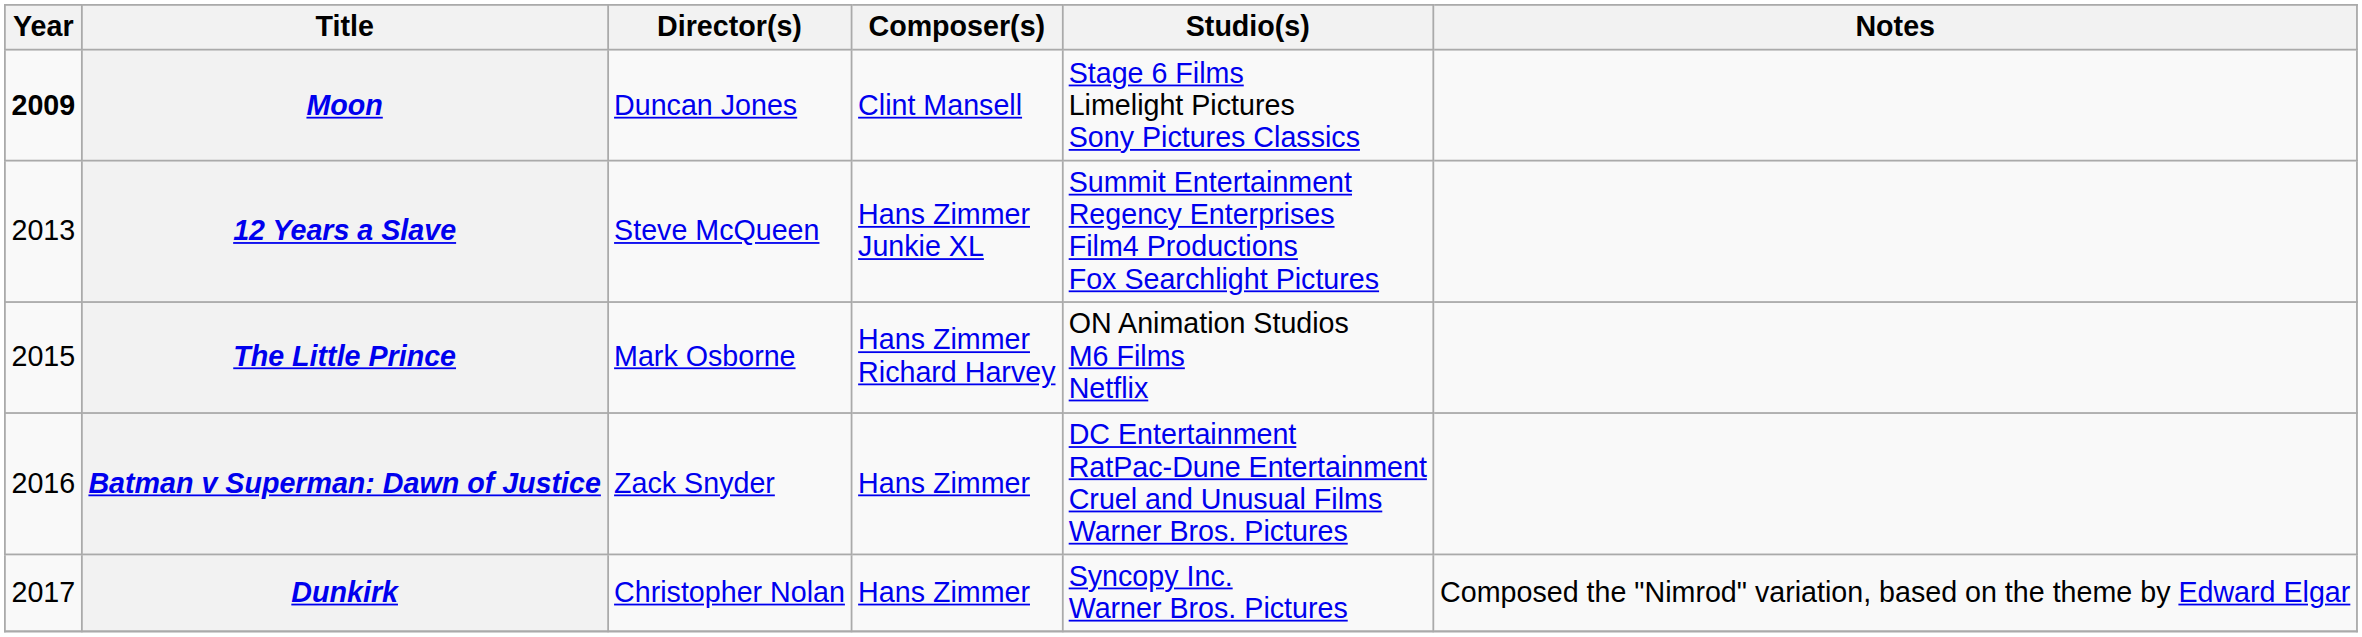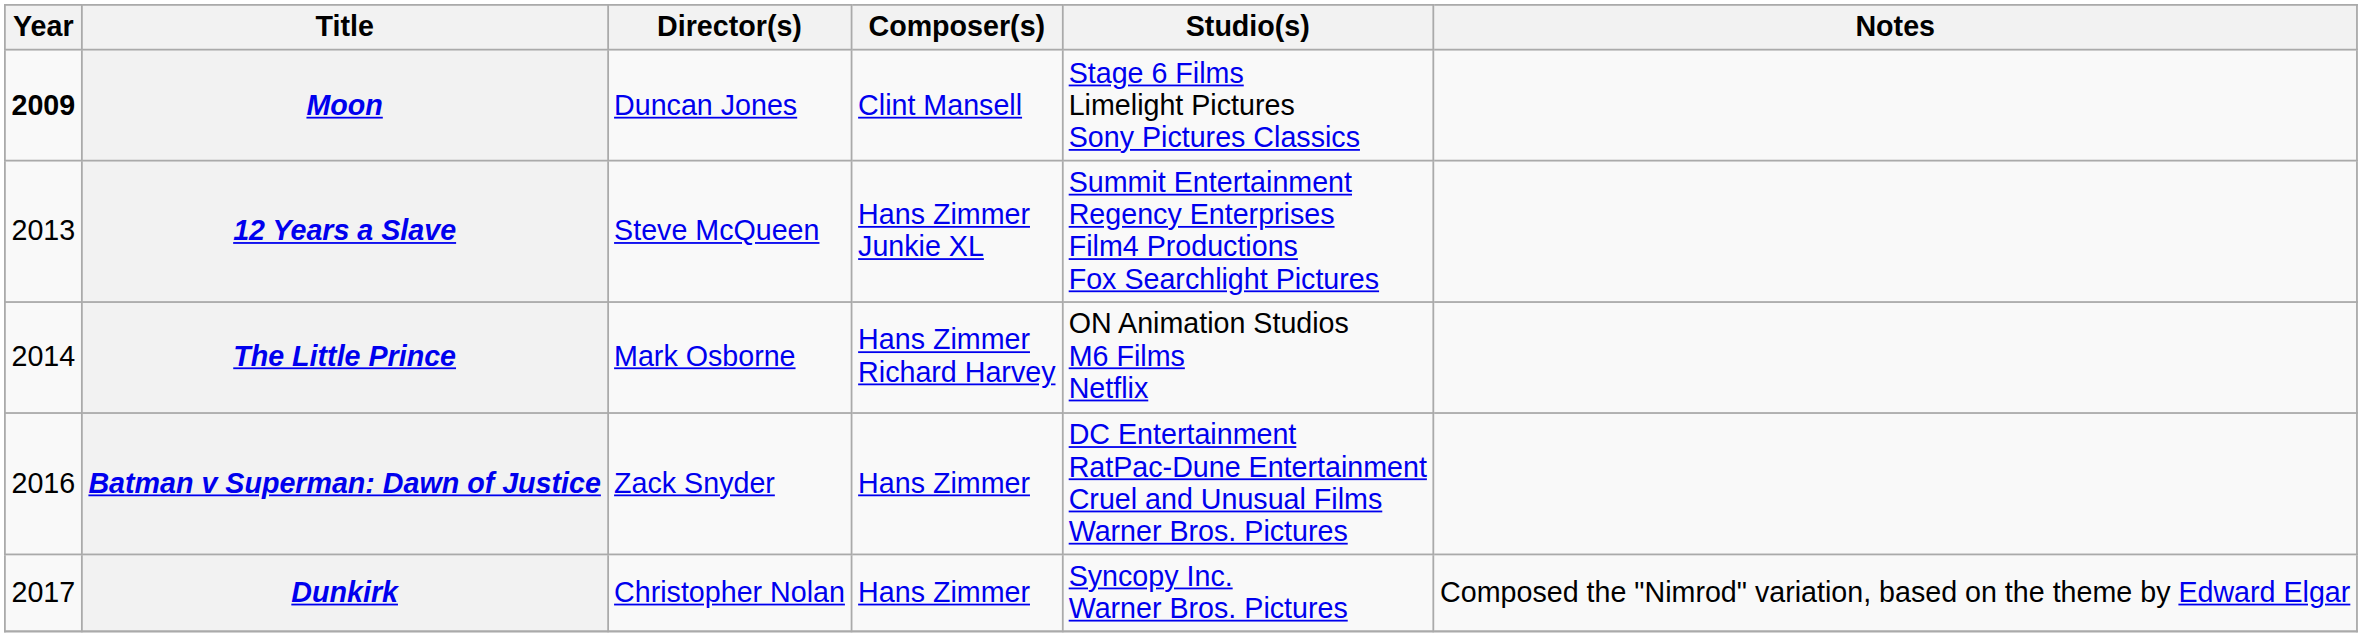(43, 356) 2015 -> (43, 356) 2014
